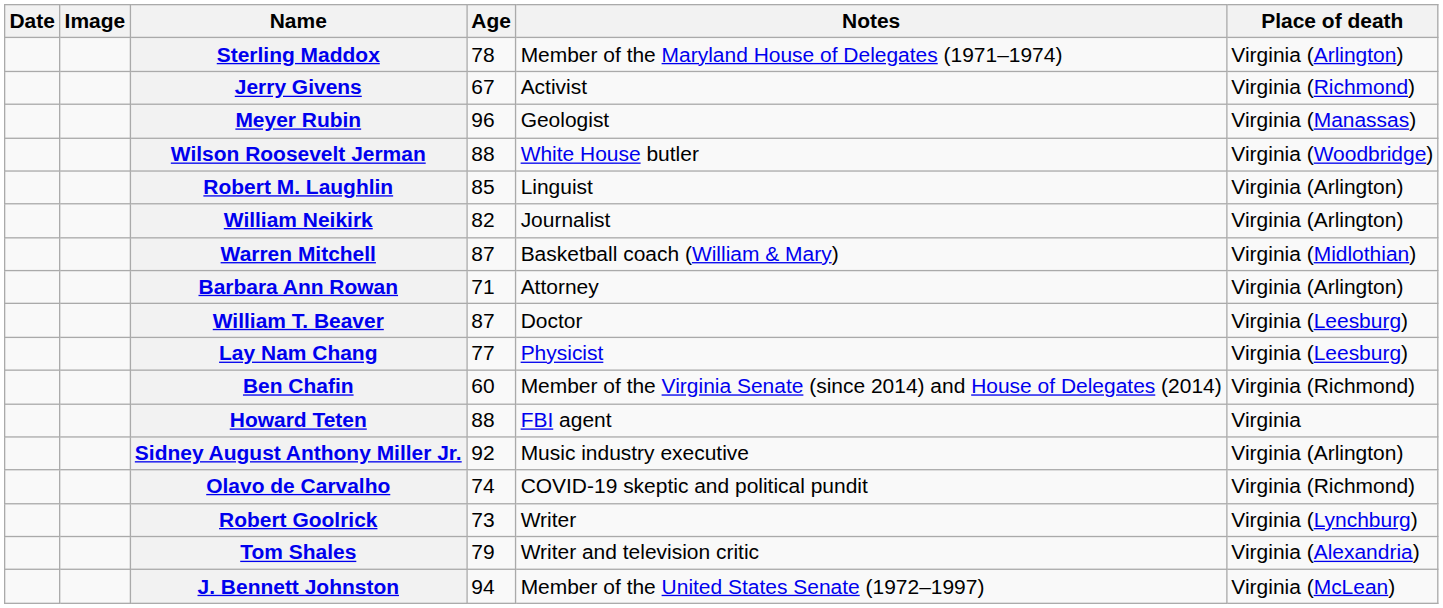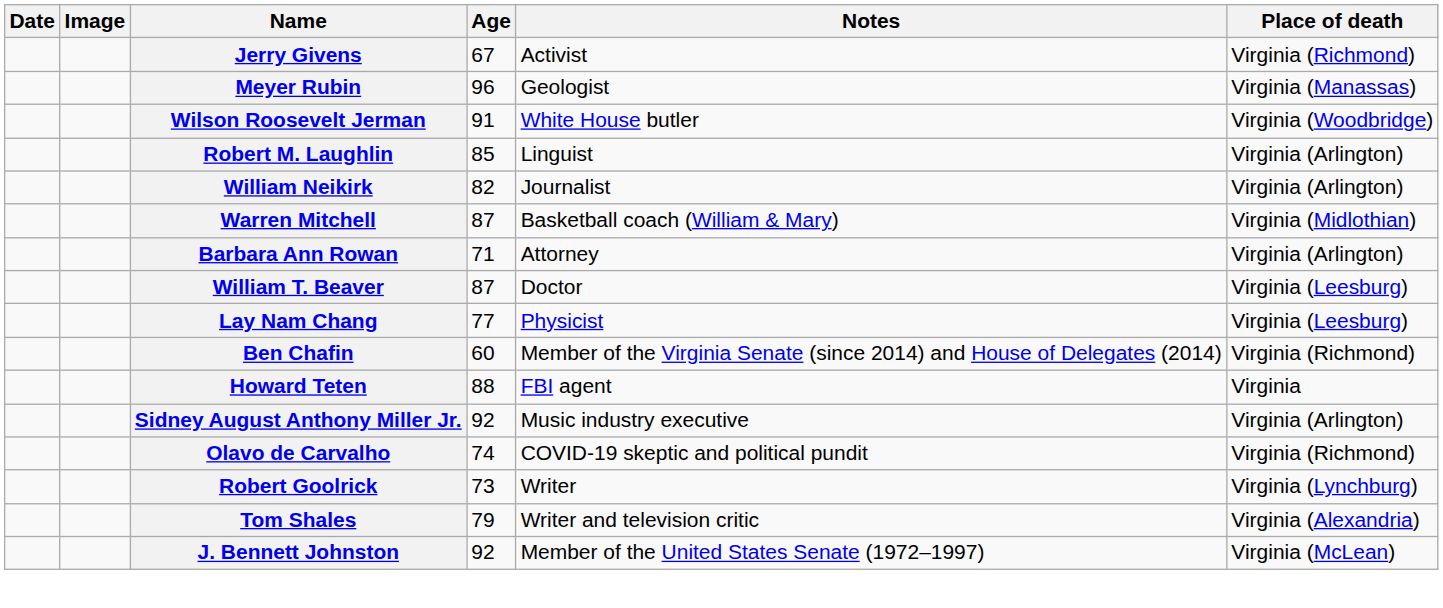- row: (298, 54)
(483, 154) 88 -> (483, 120) 91
(483, 586) 94 -> (483, 552) 92
